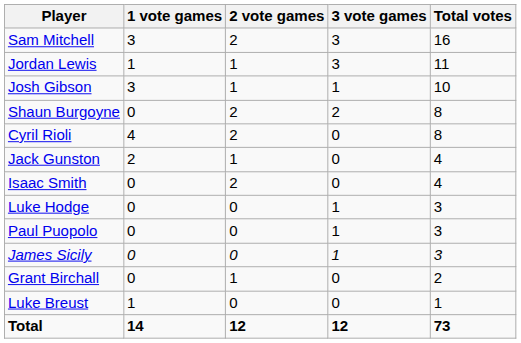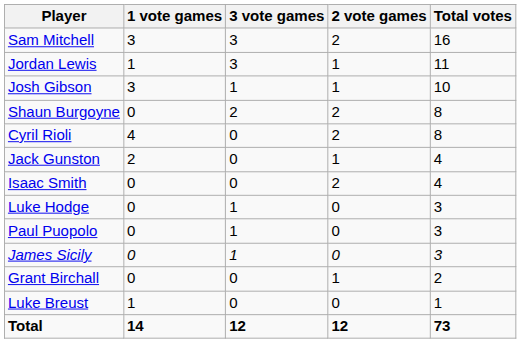columns swapped: (277, 16) <-> (379, 16)
